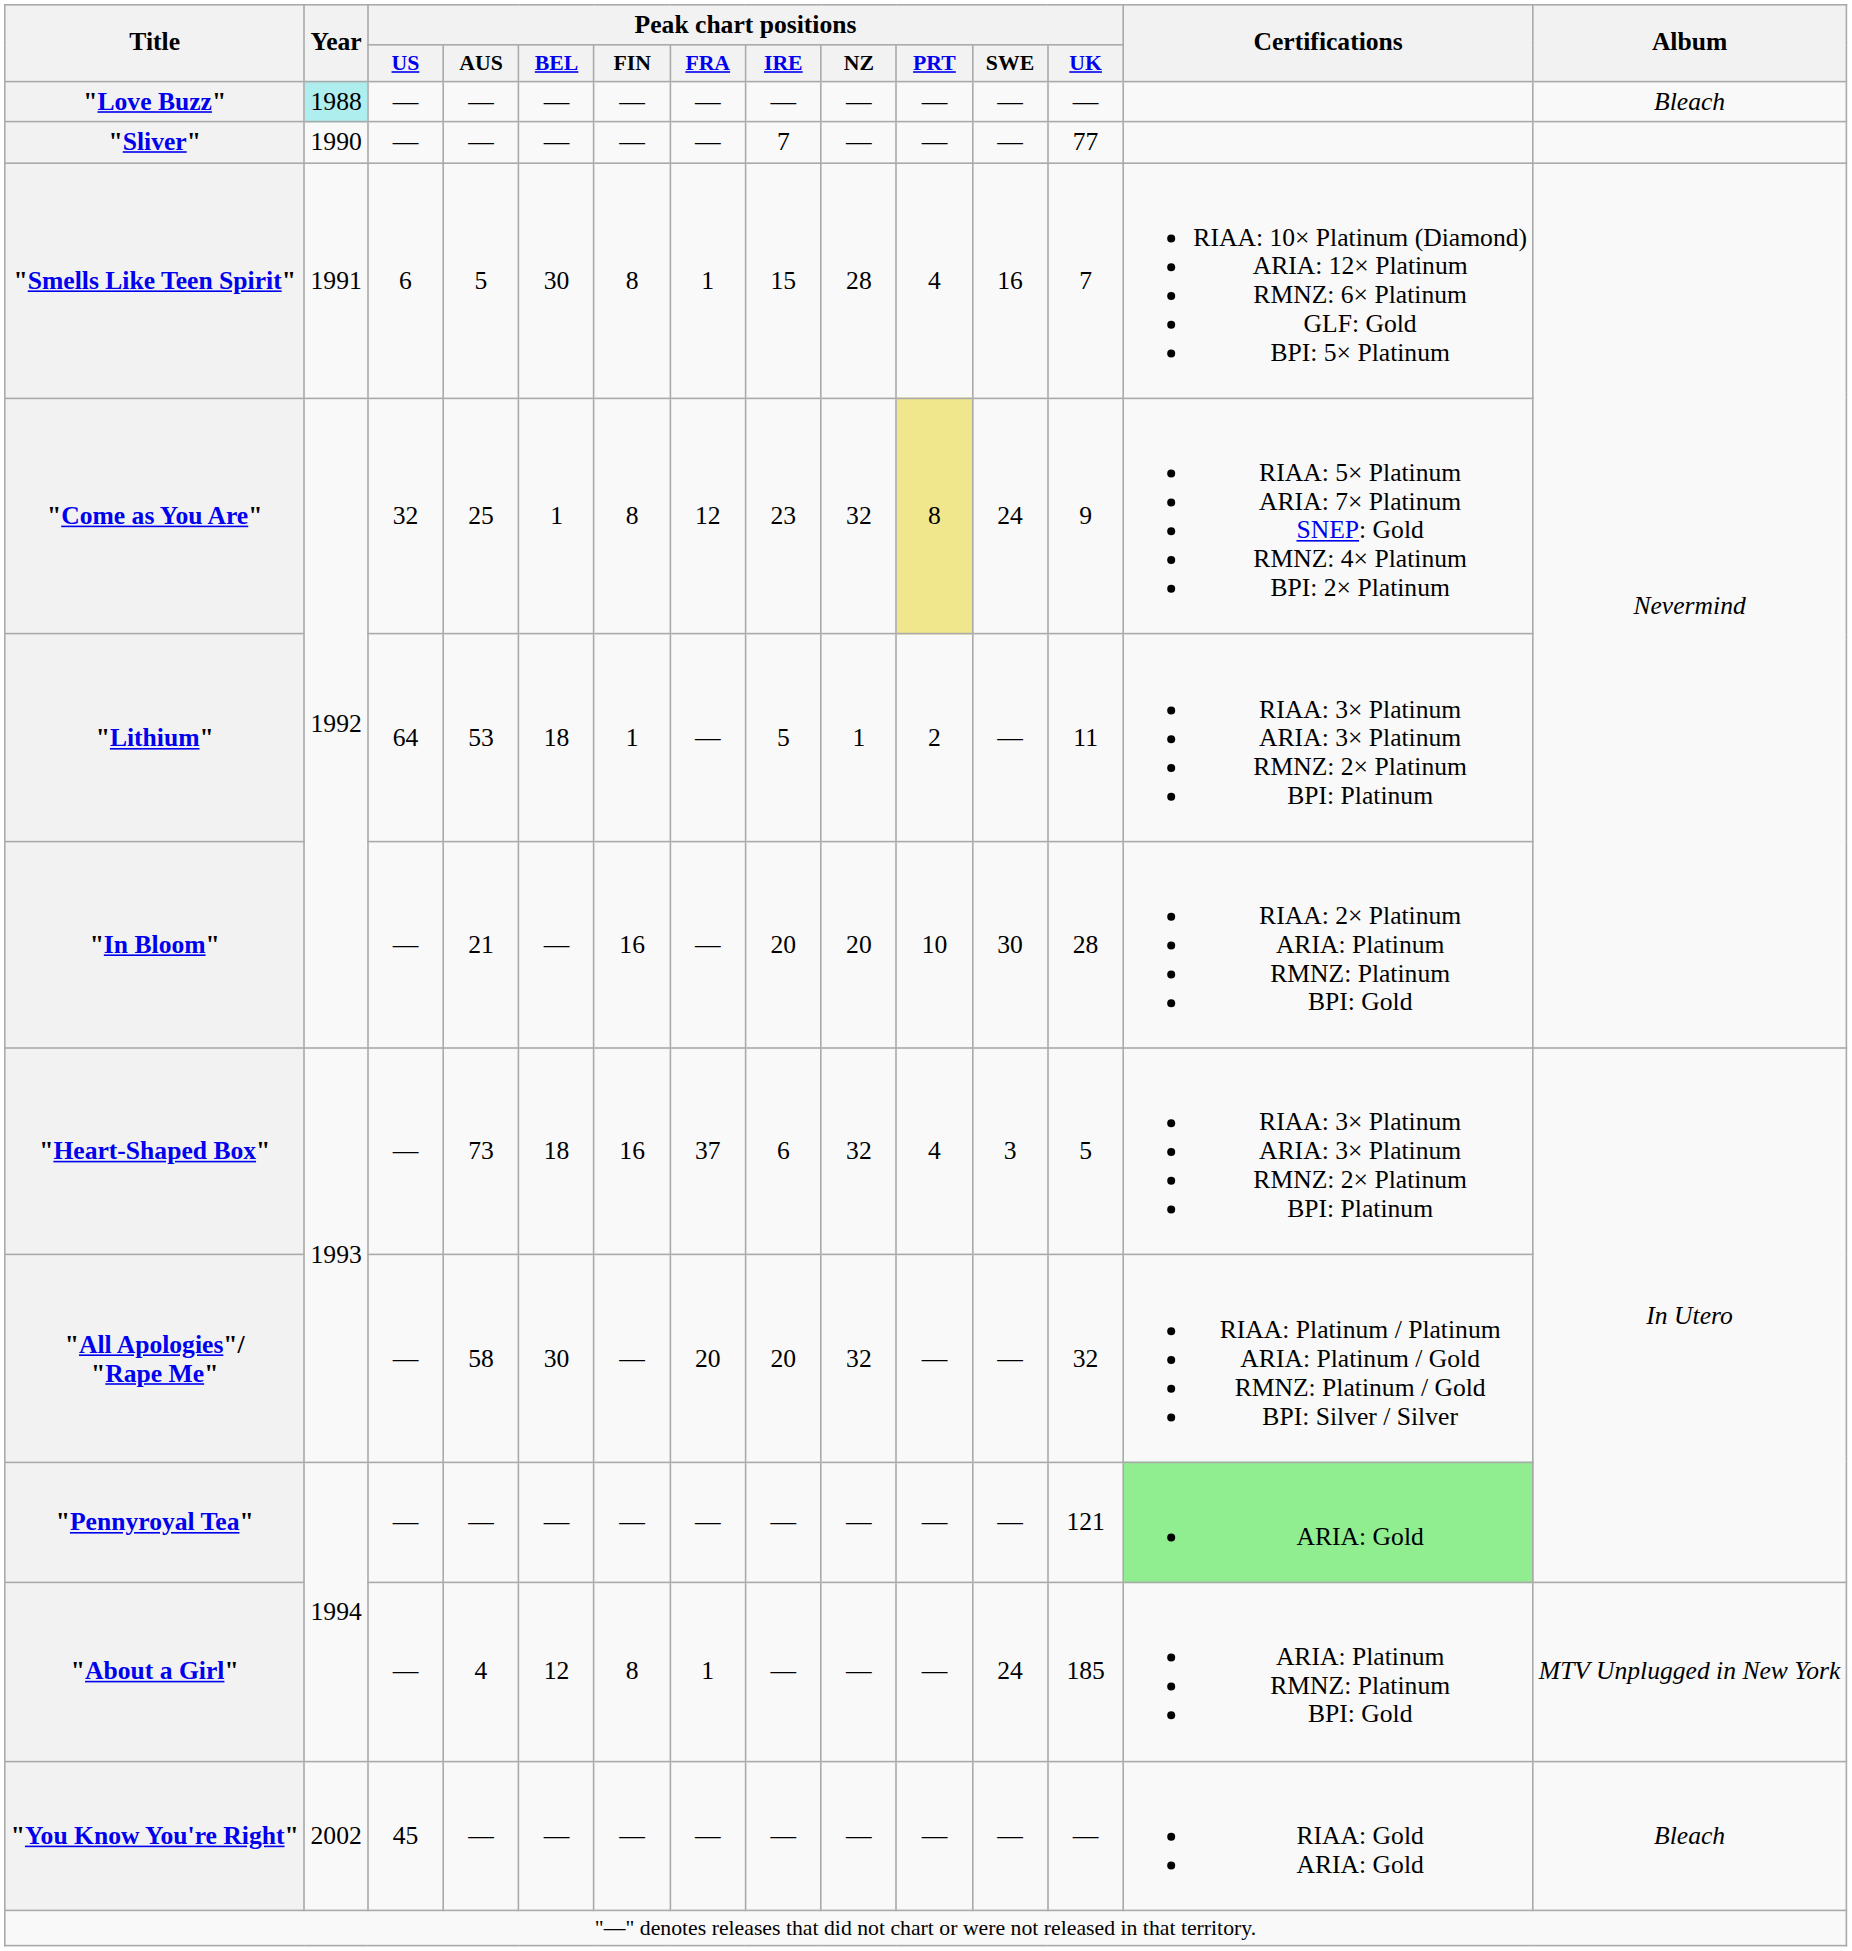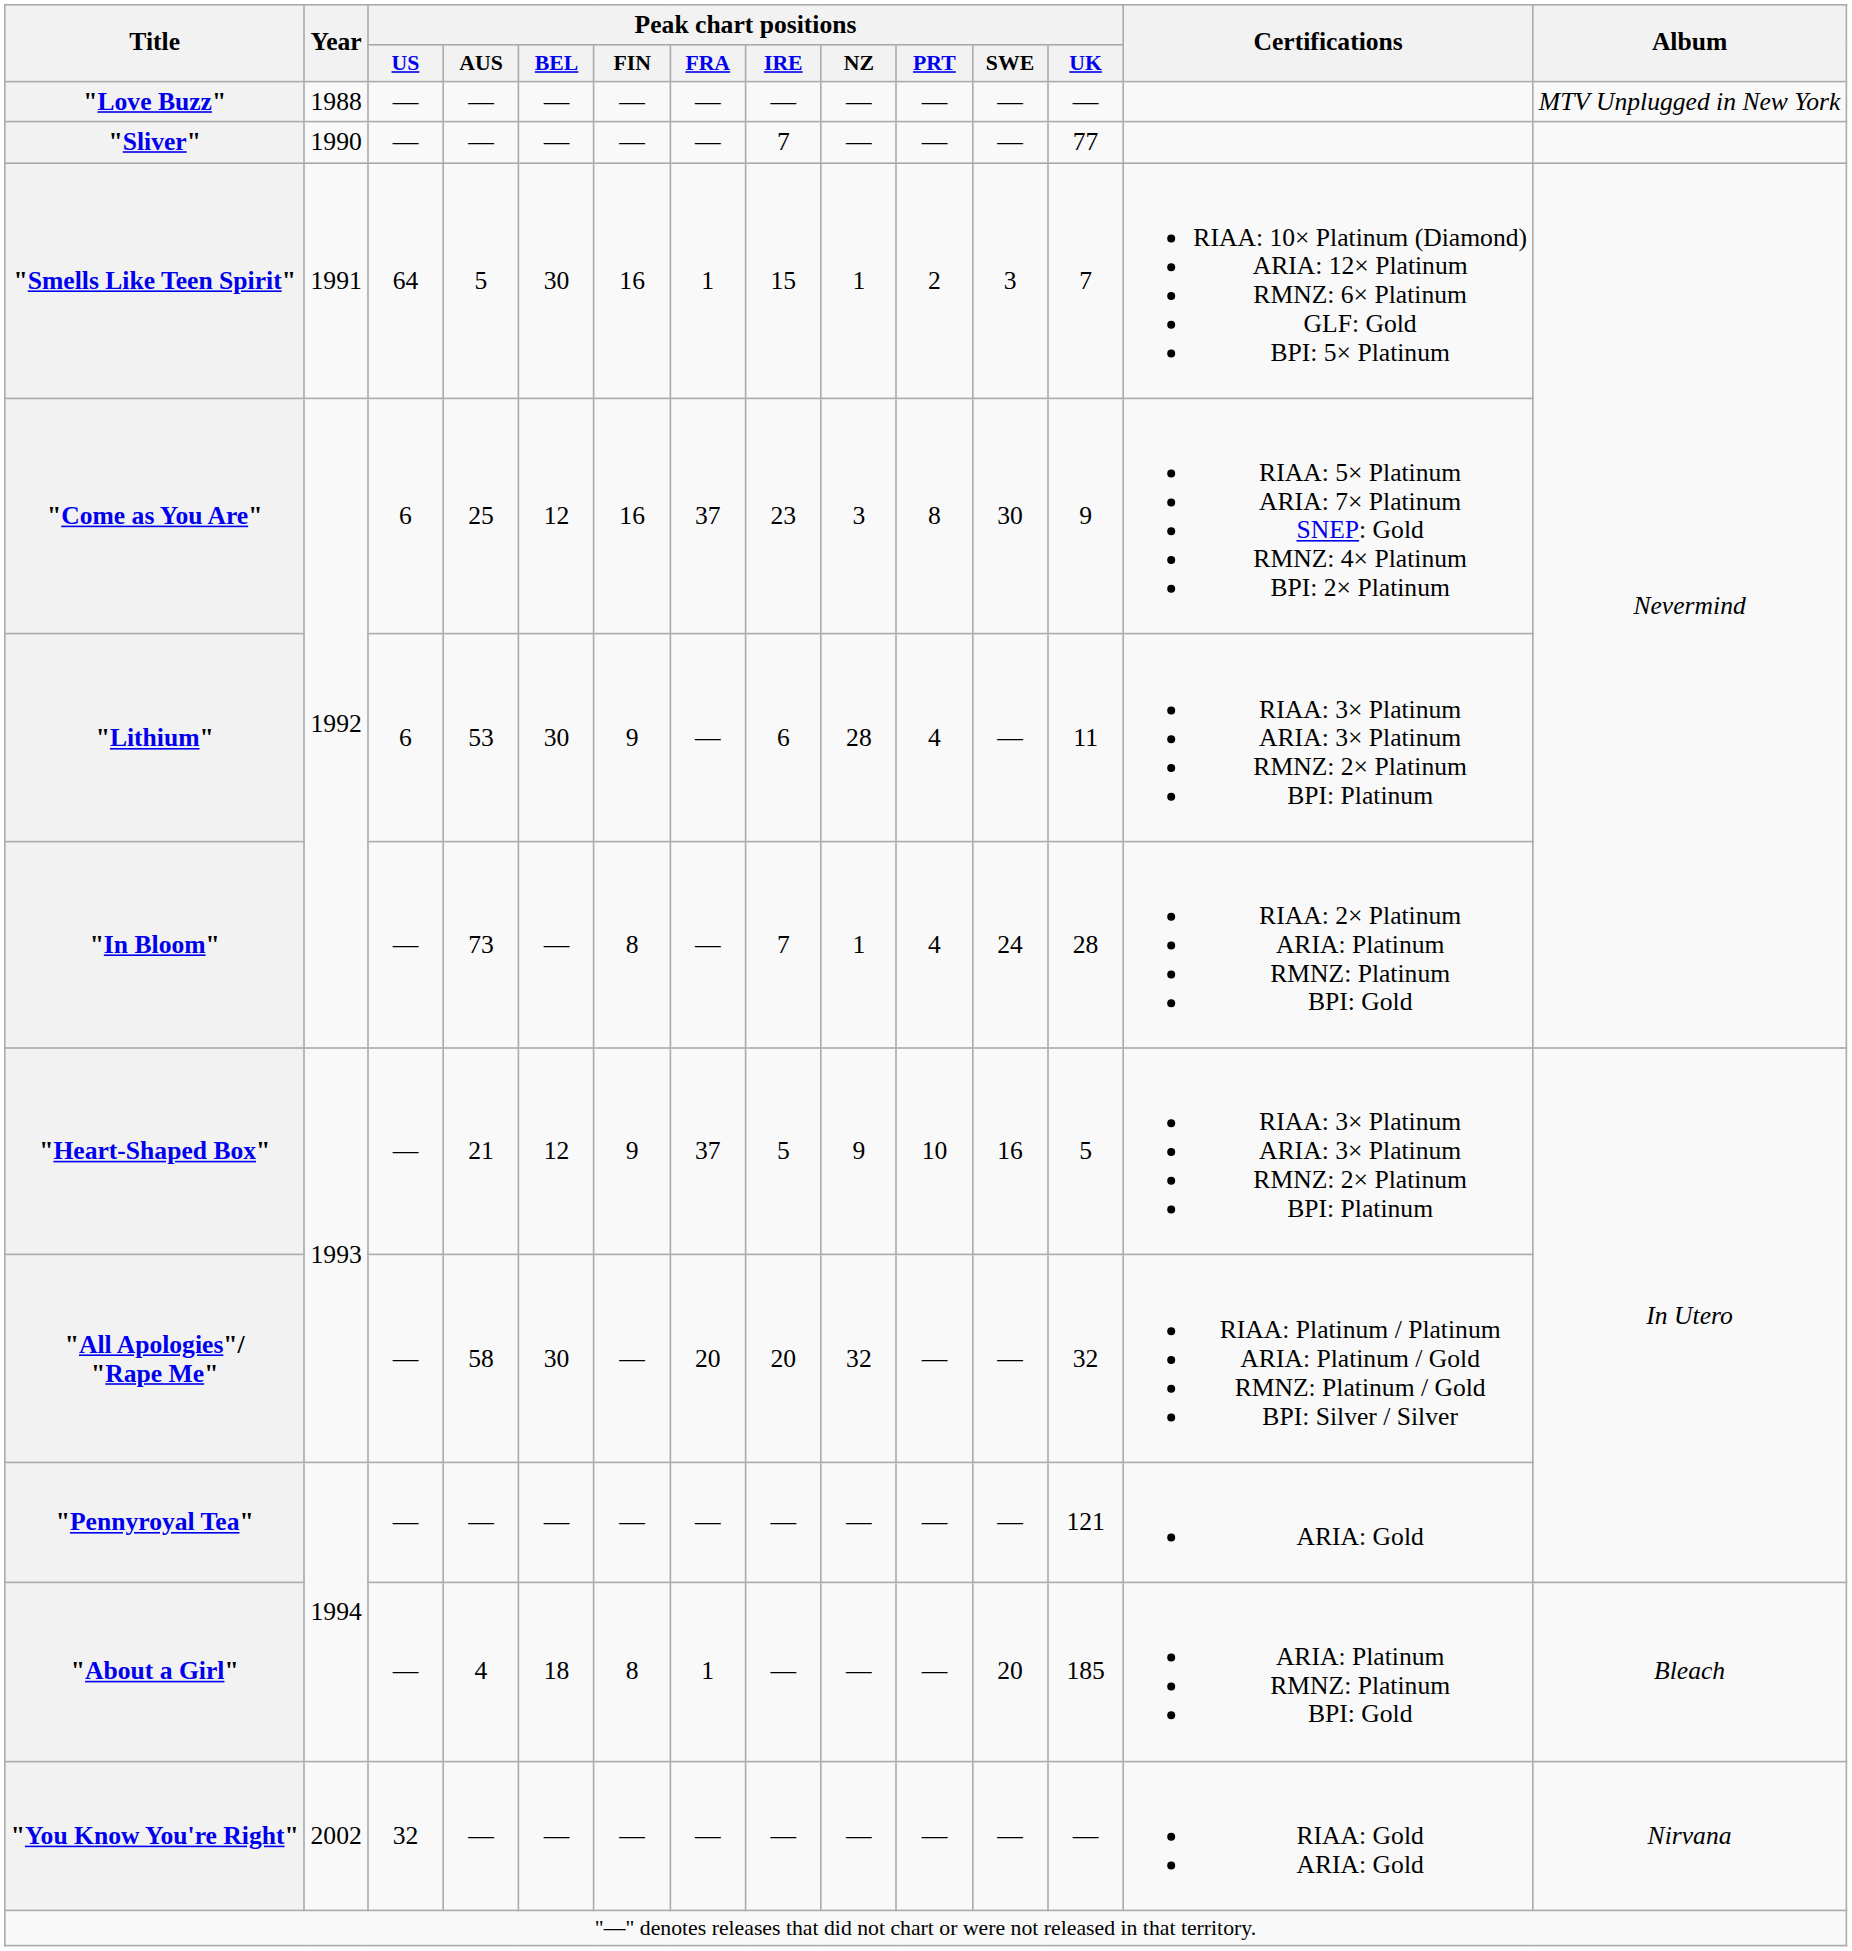(336, 101) paleturquoise background -> (336, 101) no background
(1690, 101) Bleach -> (1690, 101) MTV Unplugged in New York
(405, 280) 6 -> (405, 280) 64
(632, 280) 8 -> (632, 280) 16
(859, 280) 28 -> (859, 280) 1
(934, 280) 4 -> (934, 280) 2
(1010, 280) 16 -> (1010, 280) 3
(405, 515) 32 -> (405, 515) 6
(557, 515) 1 -> (557, 515) 12
(632, 515) 8 -> (632, 515) 16
(708, 515) 12 -> (708, 515) 37
(859, 515) 32 -> (859, 515) 3
(934, 515) khaki background -> (934, 515) no background
(1010, 515) 24 -> (1010, 515) 30
(405, 737) 64 -> (405, 737) 6
(557, 737) 18 -> (557, 737) 30
(632, 737) 1 -> (632, 737) 9
(783, 737) 5 -> (783, 737) 6
(859, 737) 1 -> (859, 737) 28
(934, 737) 2 -> (934, 737) 4
(481, 944) 21 -> (481, 944) 73
(632, 944) 16 -> (632, 944) 8
(783, 944) 20 -> (783, 944) 7
(859, 944) 20 -> (859, 944) 1
(934, 944) 10 -> (934, 944) 4
(1010, 944) 30 -> (1010, 944) 24
(481, 1151) 73 -> (481, 1151) 21
(557, 1151) 18 -> (557, 1151) 12
(632, 1151) 16 -> (632, 1151) 9
(783, 1151) 6 -> (783, 1151) 5
(859, 1151) 32 -> (859, 1151) 9
(934, 1151) 4 -> (934, 1151) 10
(1010, 1151) 3 -> (1010, 1151) 16
(1328, 1537) lightgreen background -> (1328, 1537) no background
(557, 1671) 12 -> (557, 1671) 18
(1010, 1671) 24 -> (1010, 1671) 20
(1690, 1671) MTV Unplugged in New York -> (1690, 1671) Bleach
(405, 1835) 45 -> (405, 1835) 32
(1690, 1835) Bleach -> (1690, 1835) Nirvana
